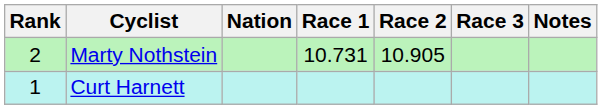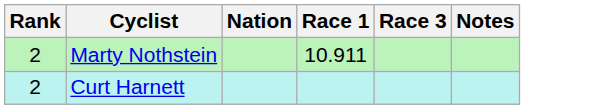- column: (413, 21)
(336, 54) 10.731 -> (336, 54) 10.911
(35, 87) 1 -> (35, 87) 2
